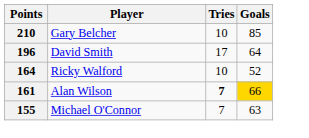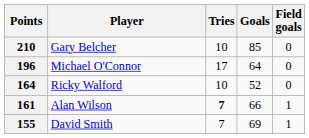+ column: (289, 20)
(82, 52) David Smith -> (96, 66) Michael O'Connor
(255, 91) gold background -> (255, 104) no background
(96, 110) Michael O'Connor -> (82, 124) David Smith
(255, 110) 63 -> (255, 124) 69
